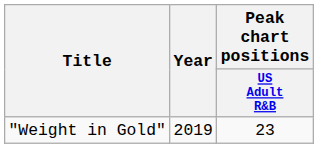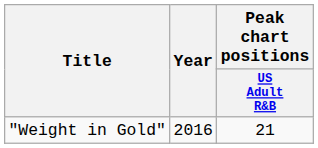(193, 130) 2019 -> (193, 130) 2016
(265, 130) 23 -> (265, 130) 21
